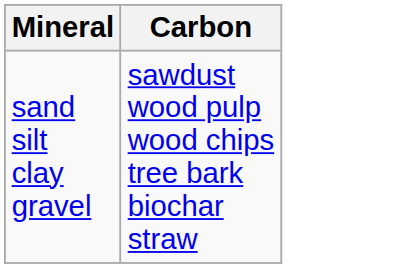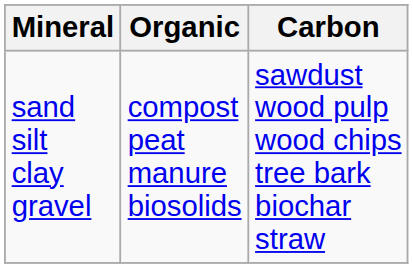+ column: (185, 27)
